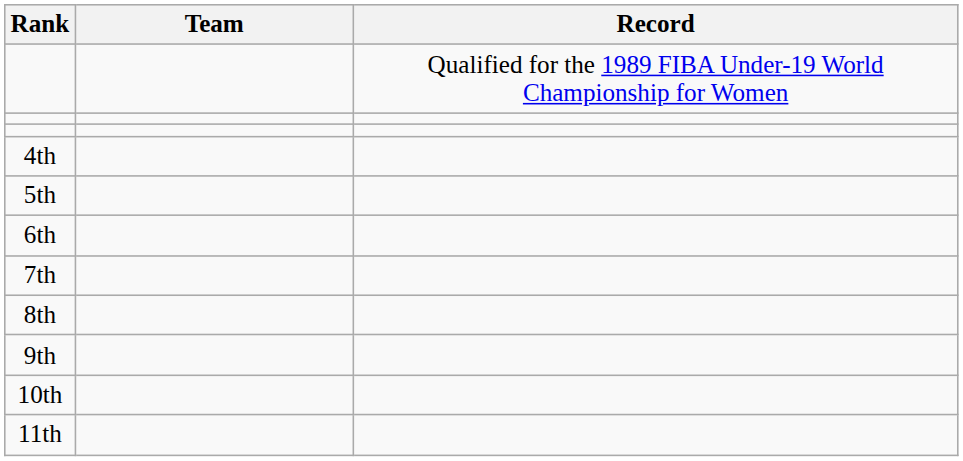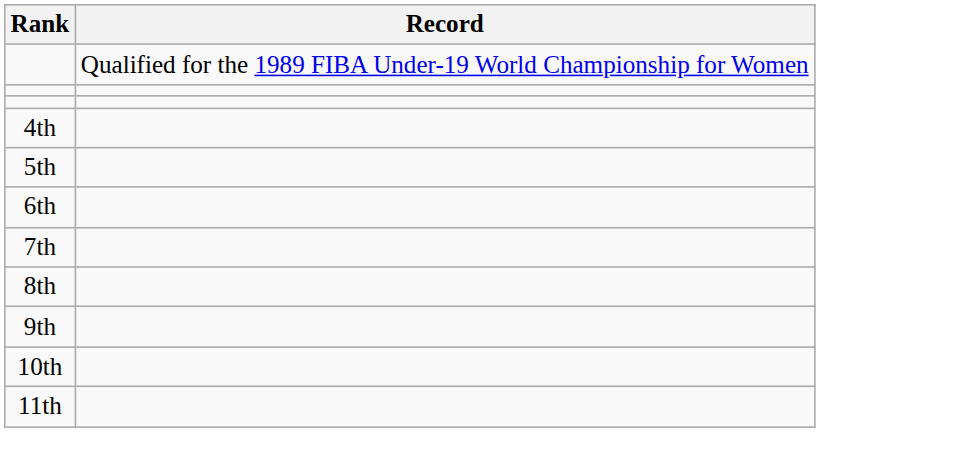- column: (214, 24)
